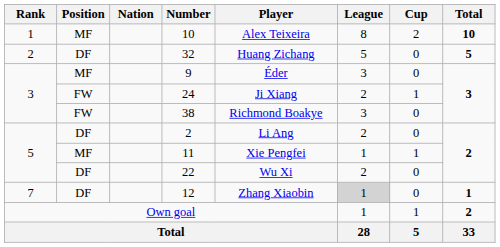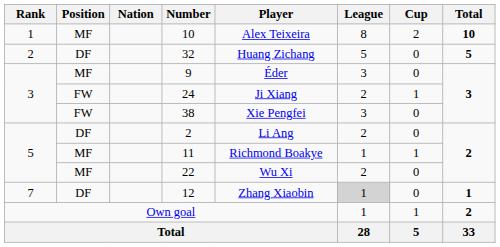(276, 113) Richmond Boakye -> (276, 113) Xie Pengfei
(276, 152) Xie Pengfei -> (276, 152) Richmond Boakye
(83, 172) DF -> (83, 172) MF
